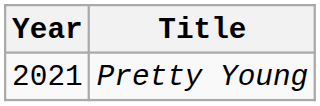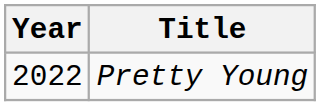(47, 77) 2021 -> (47, 77) 2022
